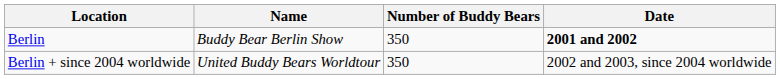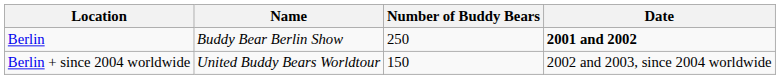(398, 39) 350 -> (398, 39) 250
(398, 62) 350 -> (398, 62) 150
